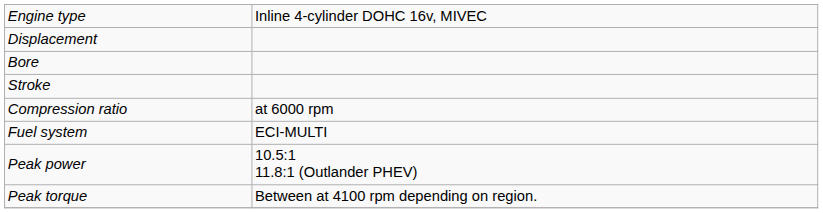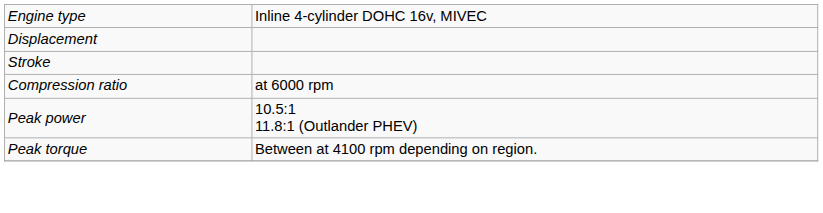- row: (23, 62)
- row: (48, 132)
